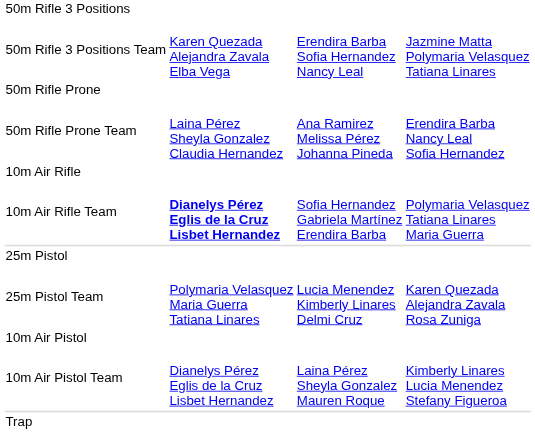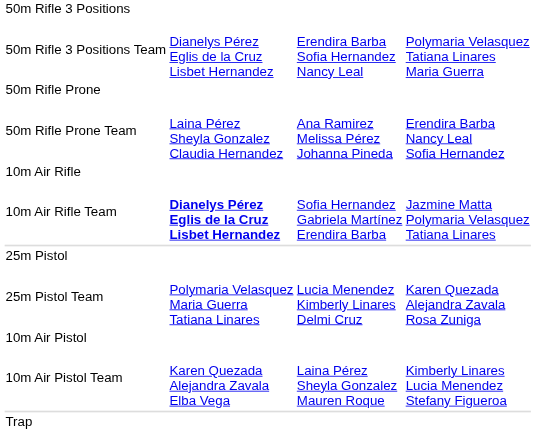(219, 57) Karen Quezada Alejandra Zavala Elba Vega -> (222, 57) Dianelys Pérez Eglis de la Cruz Lisbet Hernandez
(468, 57) Jazmine Matta Polymaria Velasquez Tatiana Linares -> (468, 57) Polymaria Velasquez Tatiana Linares Maria Guerra
(468, 219) Polymaria Velasquez Tatiana Linares Maria Guerra -> (468, 219) Jazmine Matta Polymaria Velasquez Tatiana Linares
(222, 385) Dianelys Pérez Eglis de la Cruz Lisbet Hernandez -> (219, 385) Karen Quezada Alejandra Zavala Elba Vega
